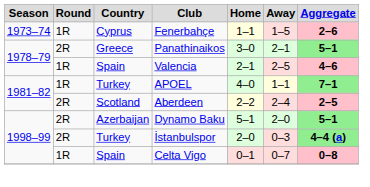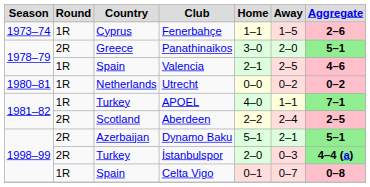(281, 48) 2–1 -> (288, 48) 2–0
+ row: (180, 84)
(281, 119) 2–0 -> (288, 137) 2–1
